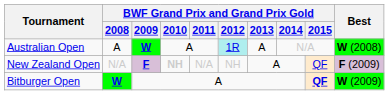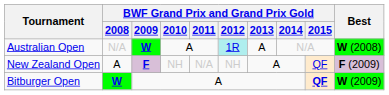(117, 47) A -> (117, 47) N/A
(117, 64) N/A -> (117, 64) A
(175, 64) bold -> (175, 64) normal
